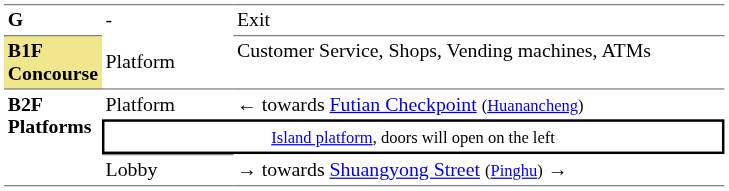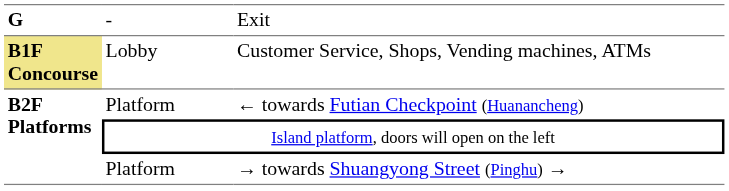(140, 61) Platform -> (131, 50) Lobby
(131, 170) Lobby -> (140, 168) Platform
